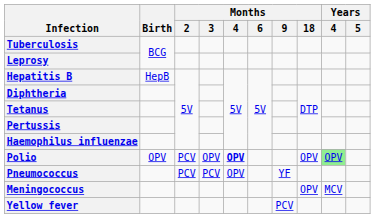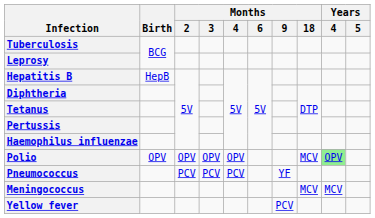(187, 157) PCV -> (187, 157) OPV
(236, 157) bold -> (236, 157) normal
(309, 157) OPV -> (309, 157) MCV
(236, 173) OPV -> (236, 173) PCV
(309, 190) OPV -> (309, 190) MCV
